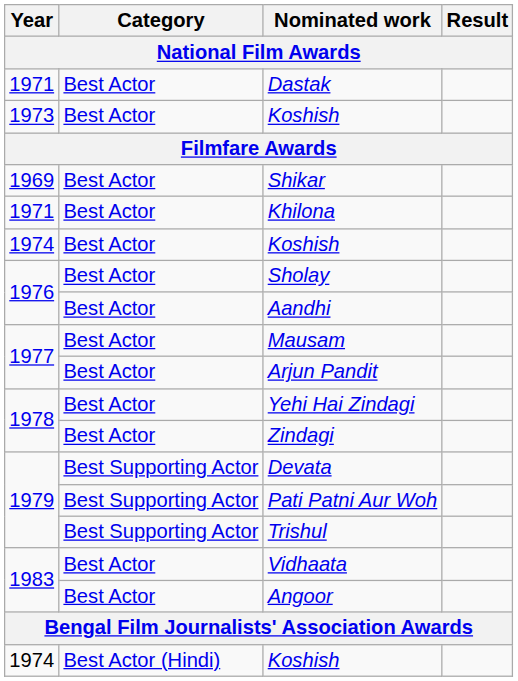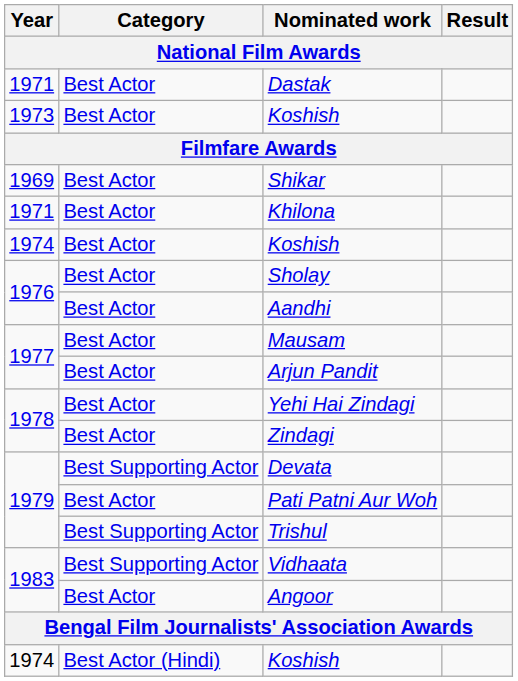(161, 500) Best Supporting Actor -> (109, 500) Best Actor
(109, 564) Best Actor -> (161, 564) Best Supporting Actor
